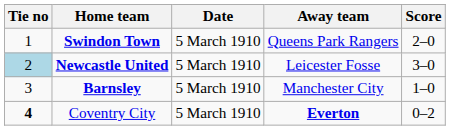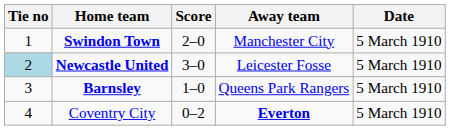columns swapped: (424, 16) <-> (218, 16)
(333, 40) Queens Park Rangers -> (284, 40) Manchester City
(333, 88) Manchester City -> (284, 88) Queens Park Rangers
(28, 112) bold -> (28, 112) normal
